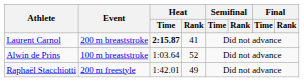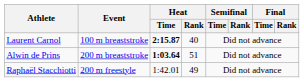(114, 40) 200 m breaststroke -> (114, 40) 100 m breaststroke
(194, 40) 41 -> (194, 40) 40
(114, 55) 100 m breaststroke -> (114, 55) 200 m breaststroke
(166, 55) normal -> (166, 55) bold
(194, 55) 52 -> (194, 55) 51
